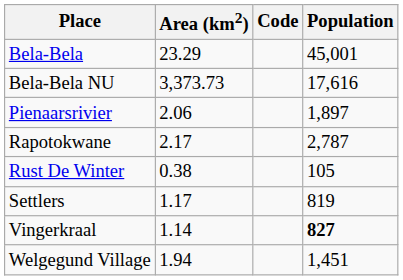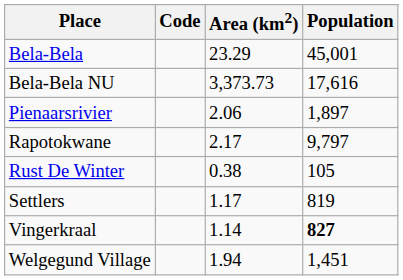columns swapped: (278, 21) <-> (204, 21)
(328, 141) 2,787 -> (328, 141) 9,797
